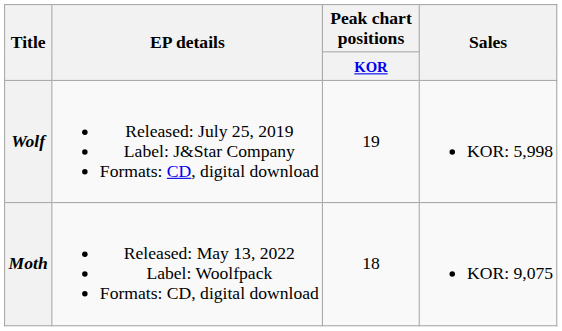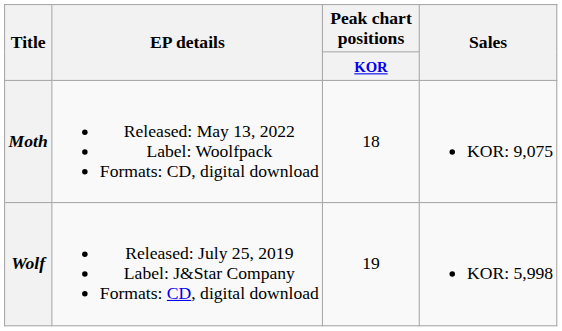rows swapped: (28, 141) <-> (28, 263)
